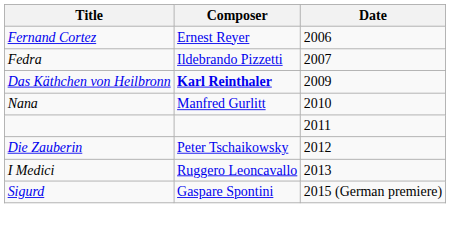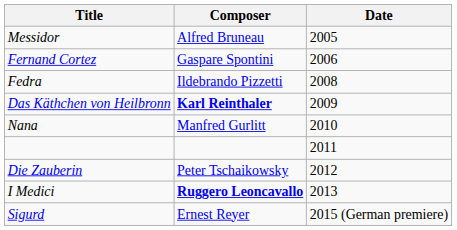+ row: (34, 37)
(213, 37) Ernest Reyer -> (225, 59) Gaspare Spontini
(318, 59) 2007 -> (324, 81) 2008
(237, 170) normal -> (240, 192) bold
(225, 192) Gaspare Spontini -> (213, 214) Ernest Reyer
